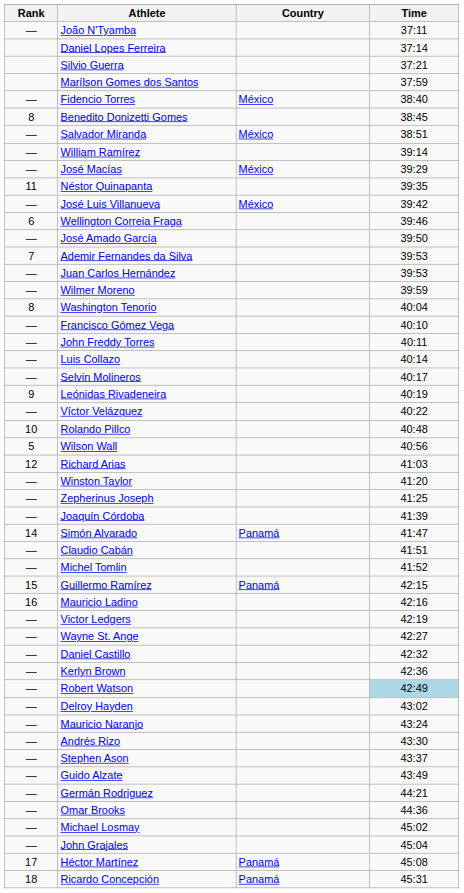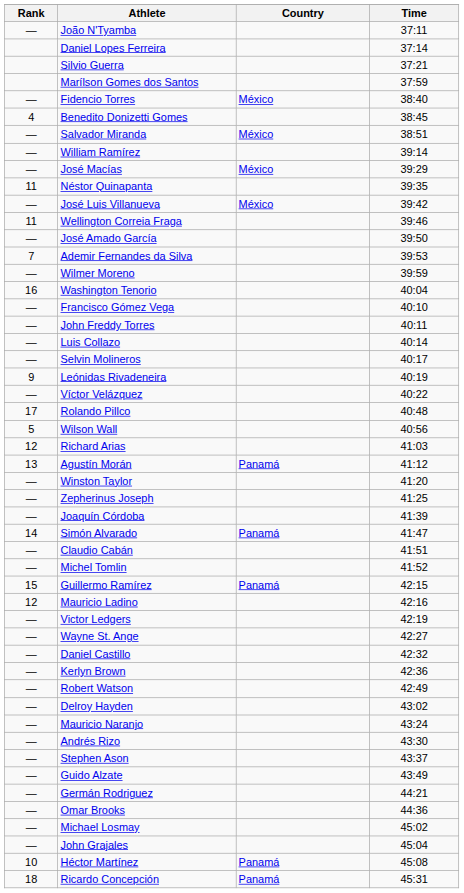(31, 117) 8 -> (31, 117) 4
(31, 221) 6 -> (31, 221) 11
- row: (118, 273)
(31, 308) 8 -> (31, 290) 16
(31, 429) 10 -> (31, 412) 17
+ row: (96, 464)
(31, 602) 16 -> (31, 602) 12
(414, 689) lightblue background -> (414, 689) no background
(31, 862) 17 -> (31, 862) 10
